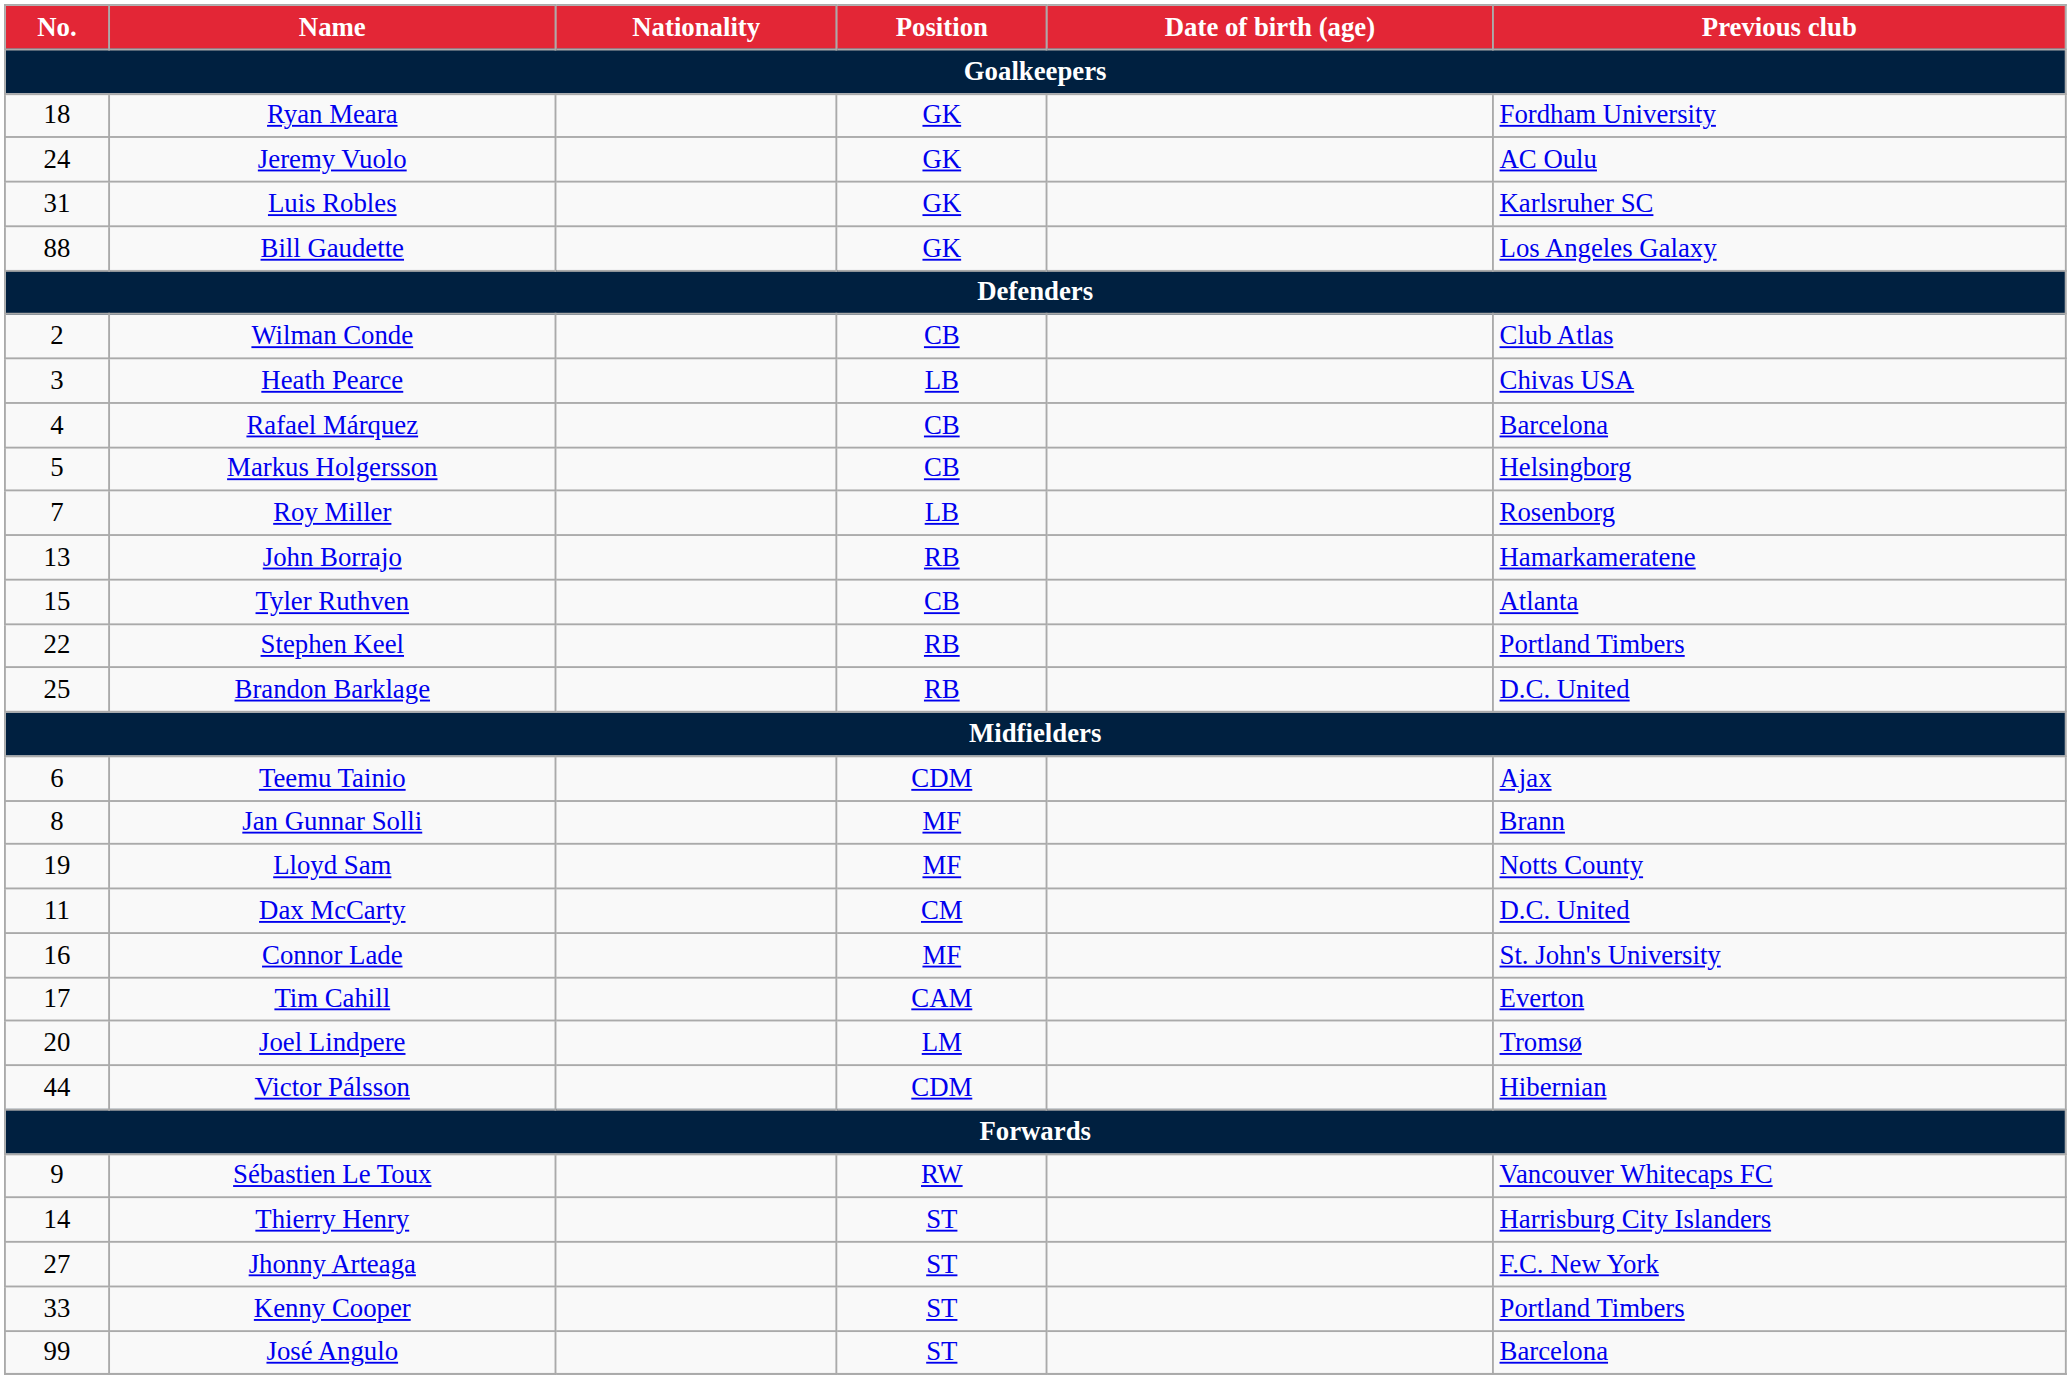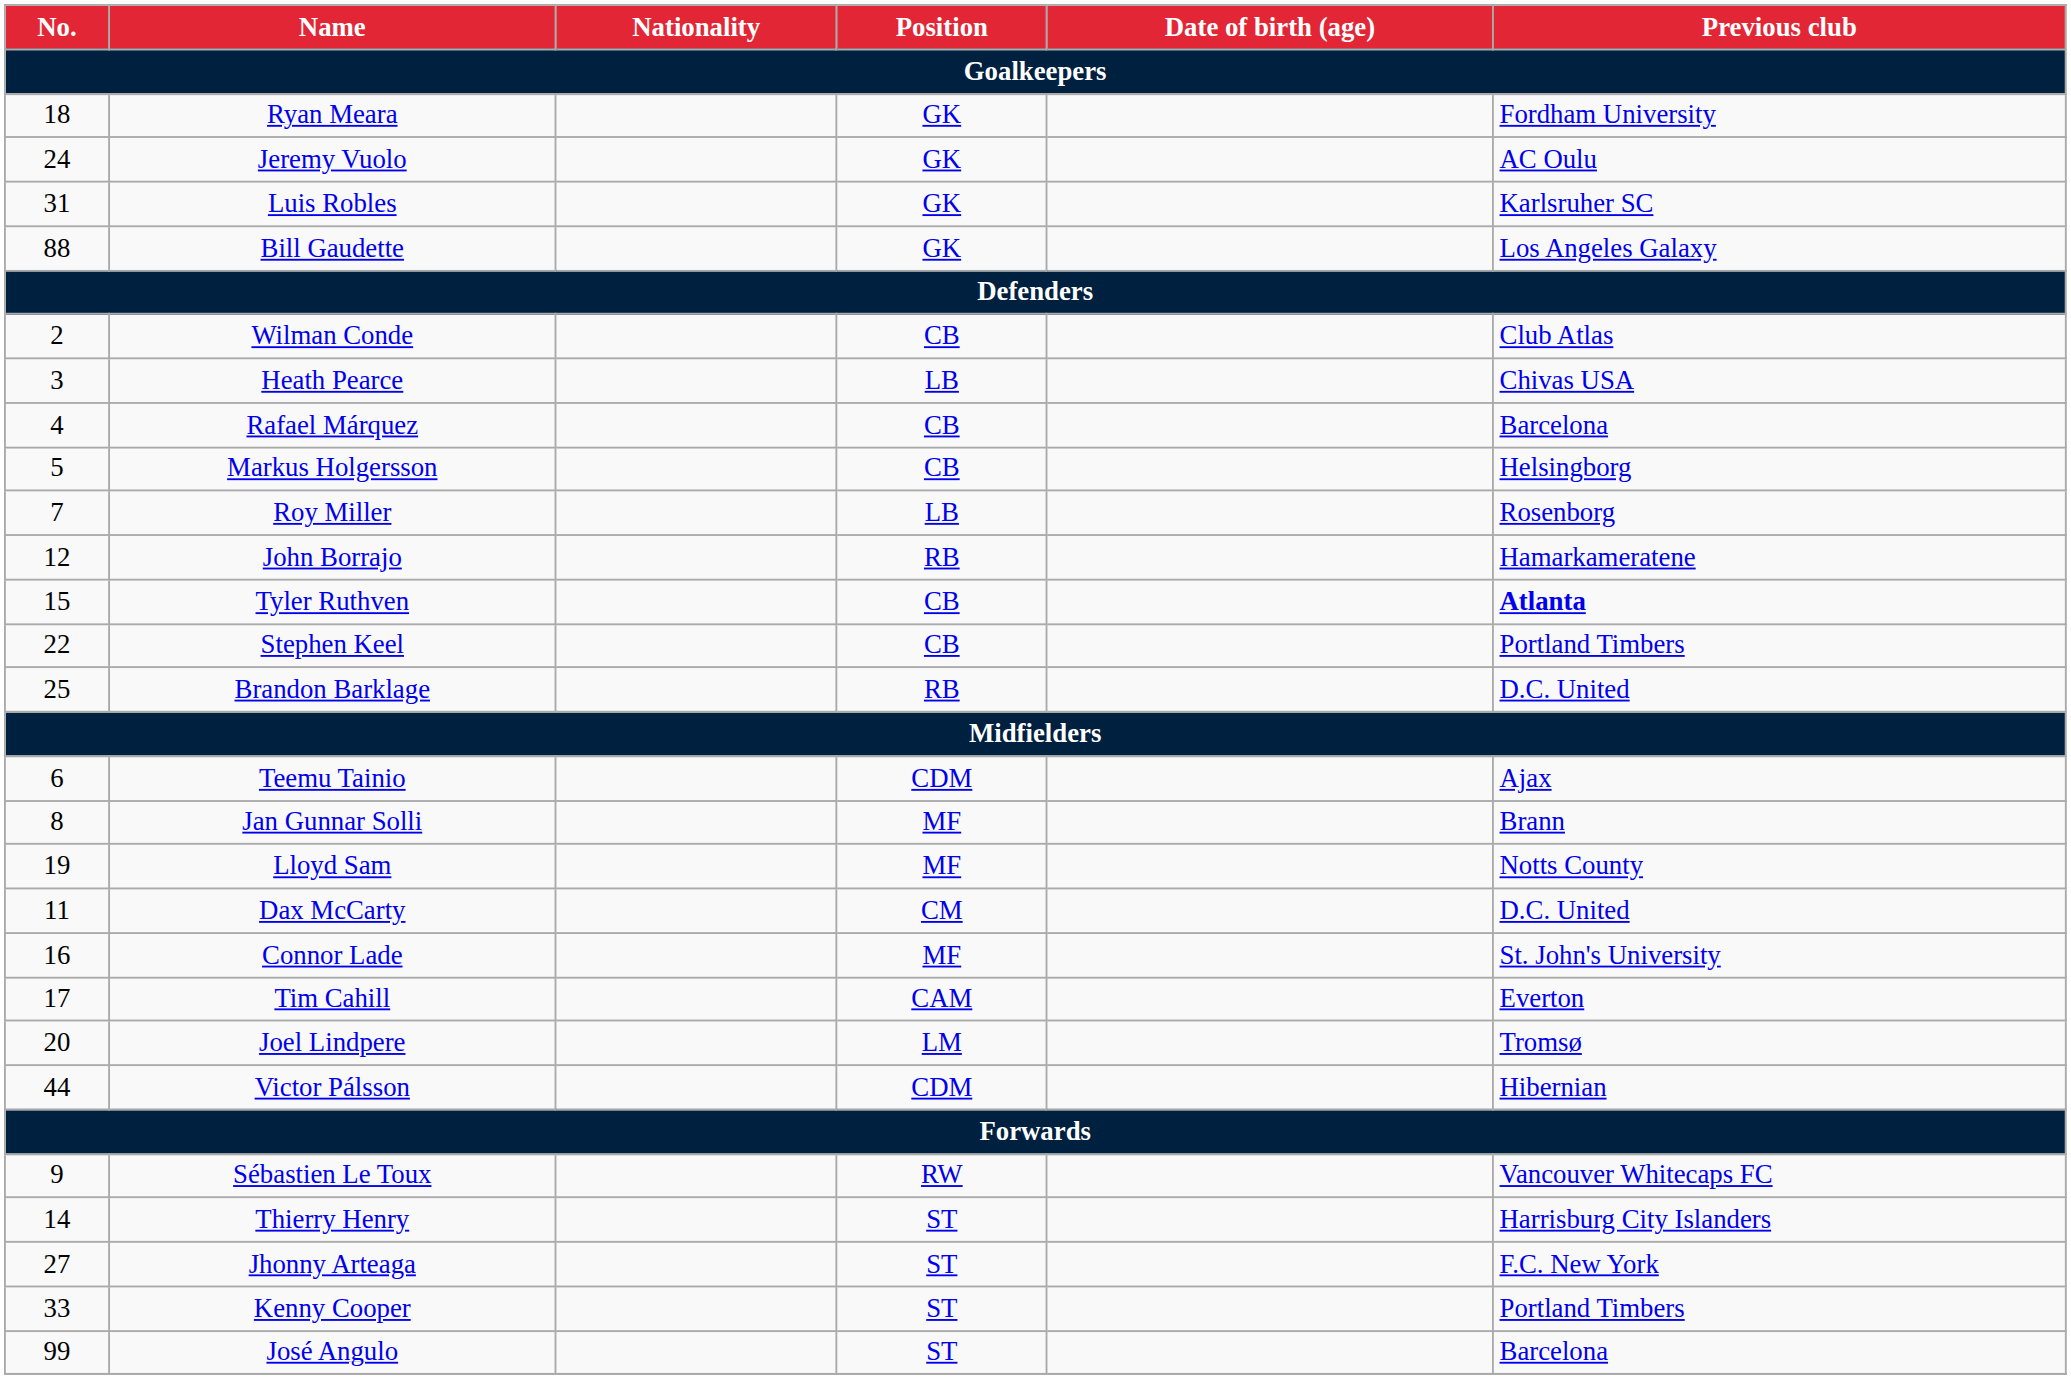(57, 557) 13 -> (57, 557) 12
(1539, 601) normal -> (1543, 601) bold
(942, 645) RB -> (942, 645) CB
